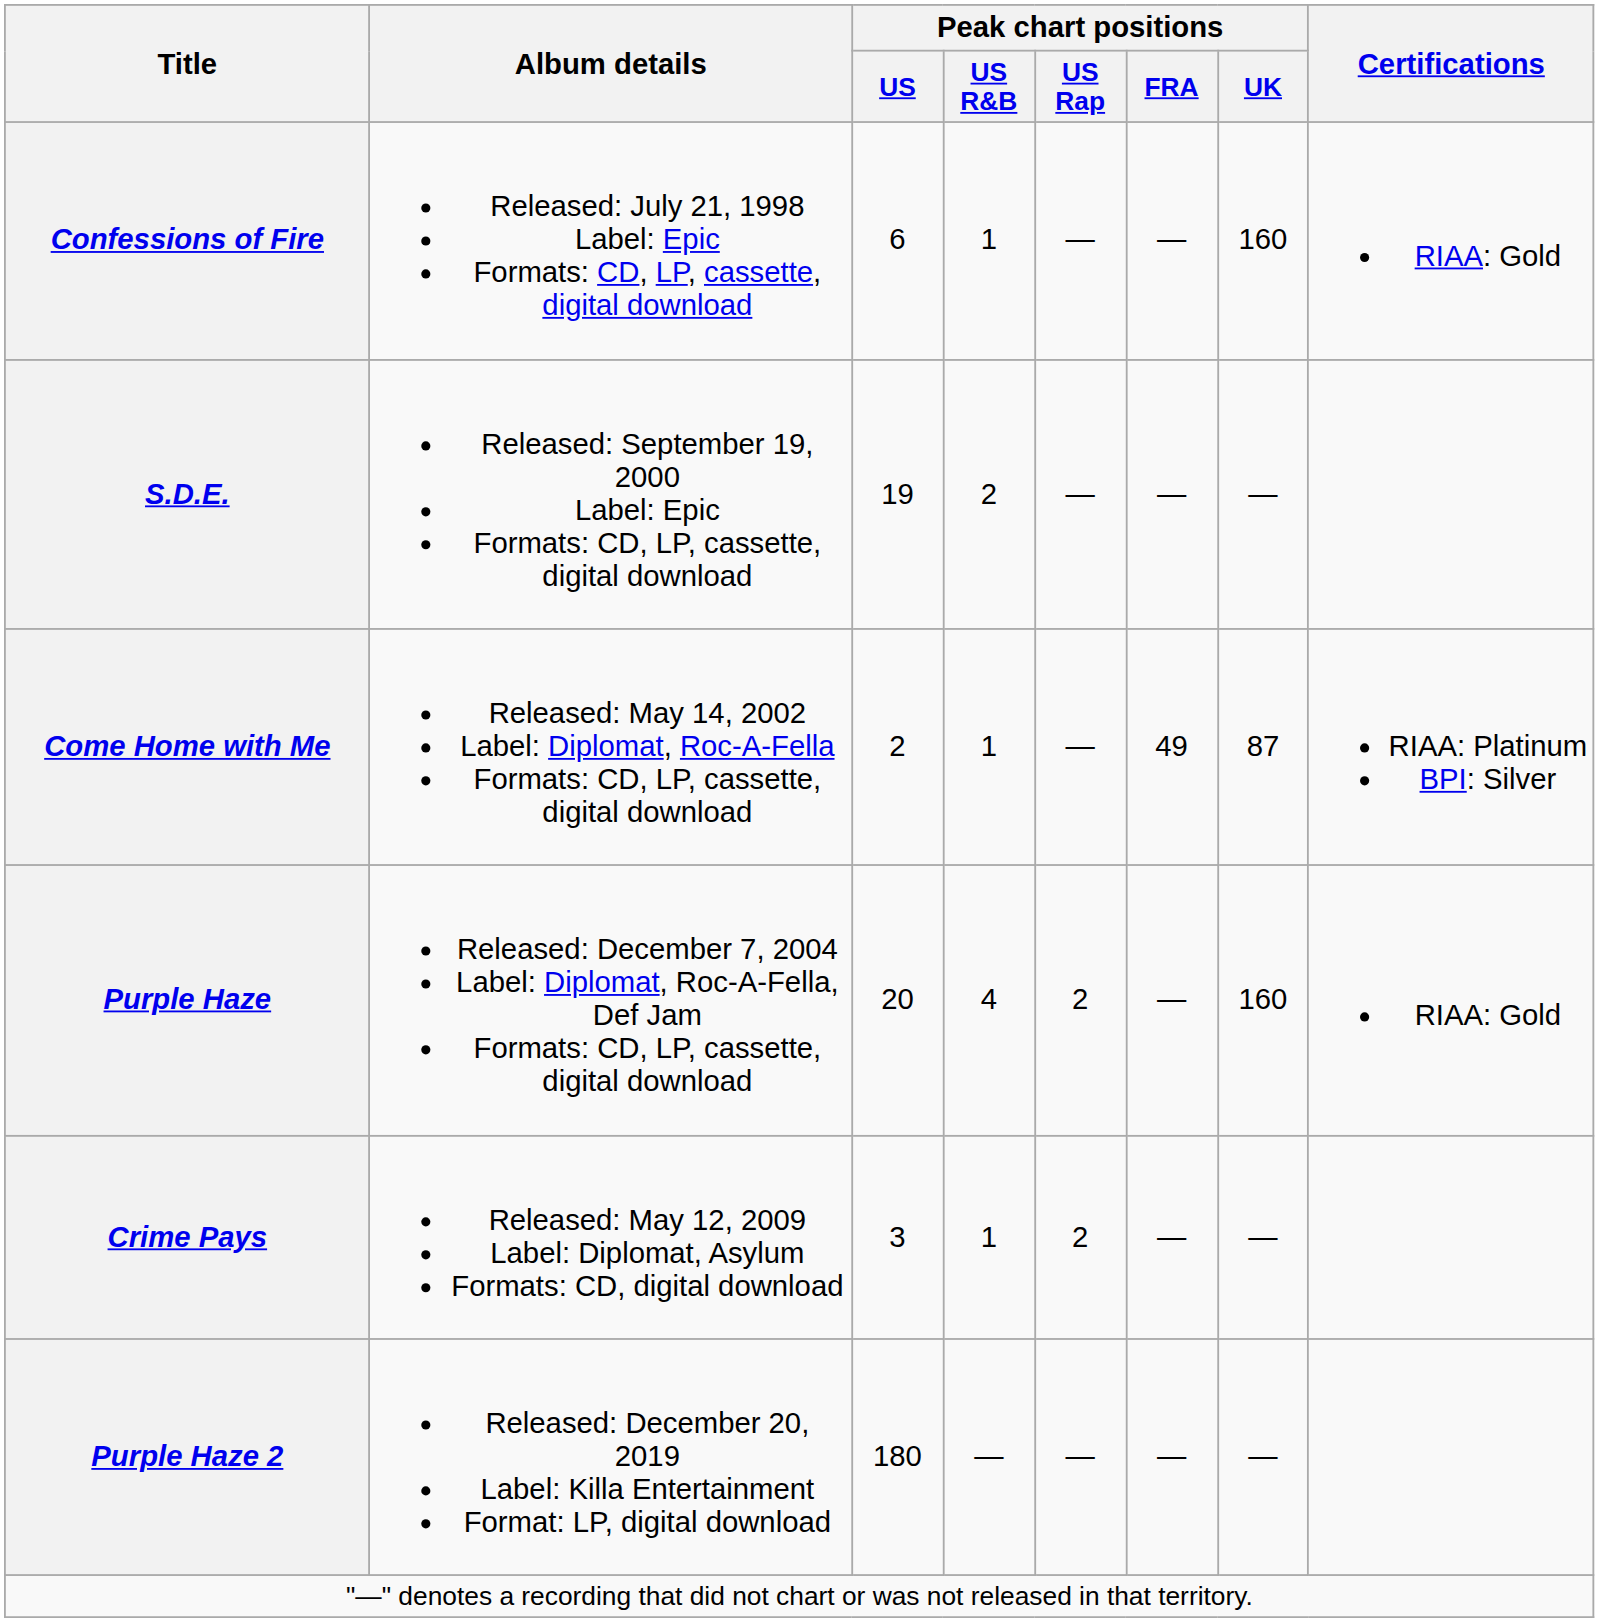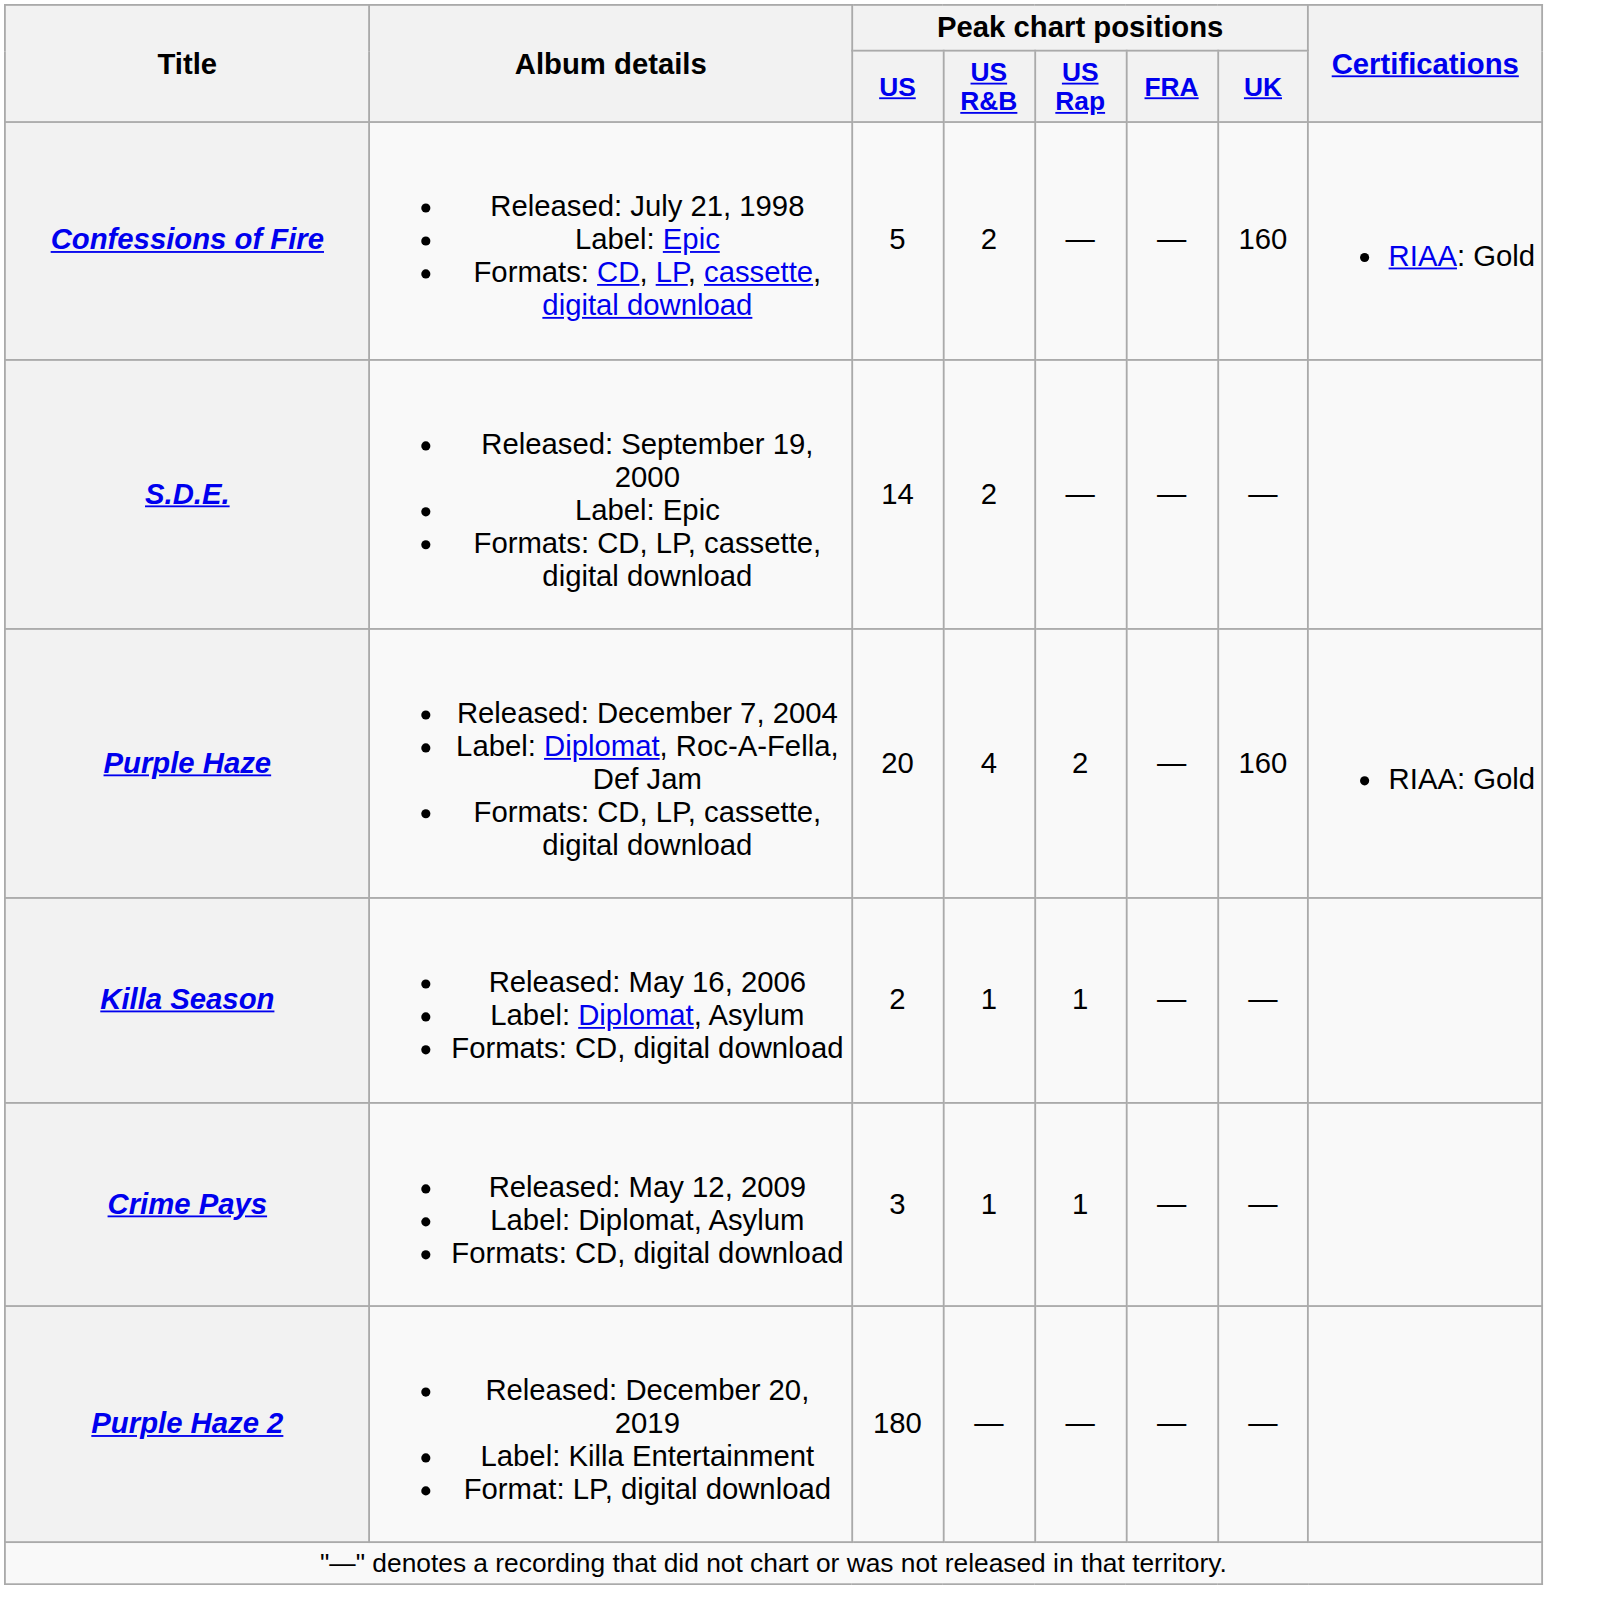(897, 240) 6 -> (897, 240) 5
(989, 240) 1 -> (989, 240) 2
(897, 493) 19 -> (897, 493) 14
- row: (187, 746)
+ row: (187, 999)
(1080, 1236) 2 -> (1080, 1203) 1
